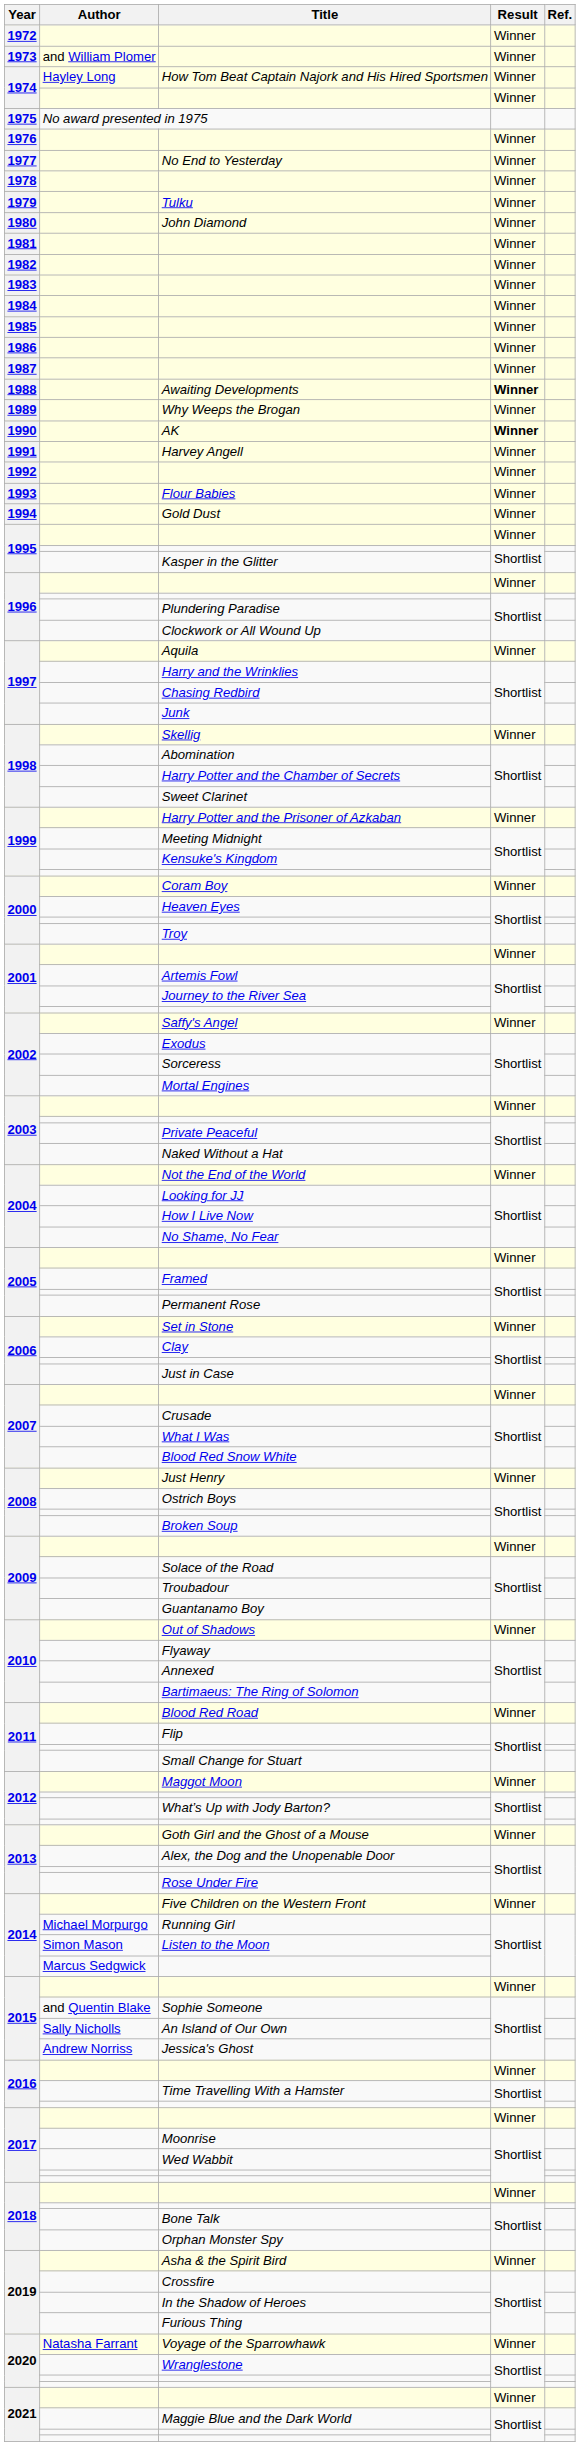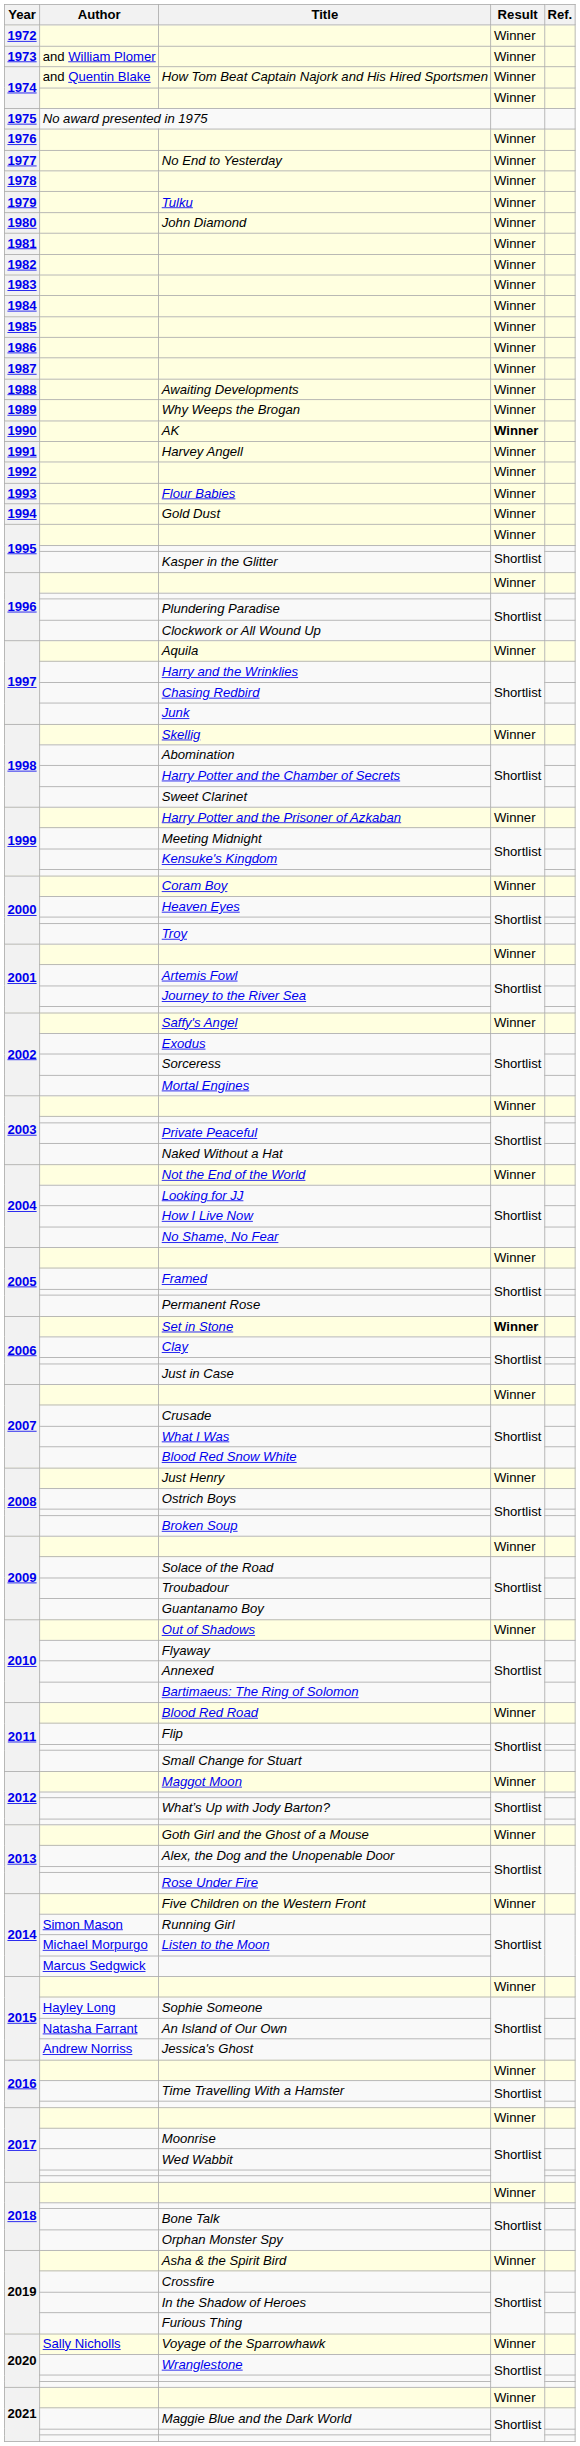(79, 77) Hayley Long -> (97, 77) and Quentin Blake
(516, 389) bold -> (515, 389) normal
(515, 1326) normal -> (516, 1326) bold
(95, 1924) Michael Morpurgo -> (83, 1924) Simon Mason
(83, 1945) Simon Mason -> (95, 1945) Michael Morpurgo
(97, 2007) and Quentin Blake -> (79, 2007) Hayley Long
(82, 2028) Sally Nicholls -> (90, 2028) Natasha Farrant
(90, 2344) Natasha Farrant -> (82, 2344) Sally Nicholls
